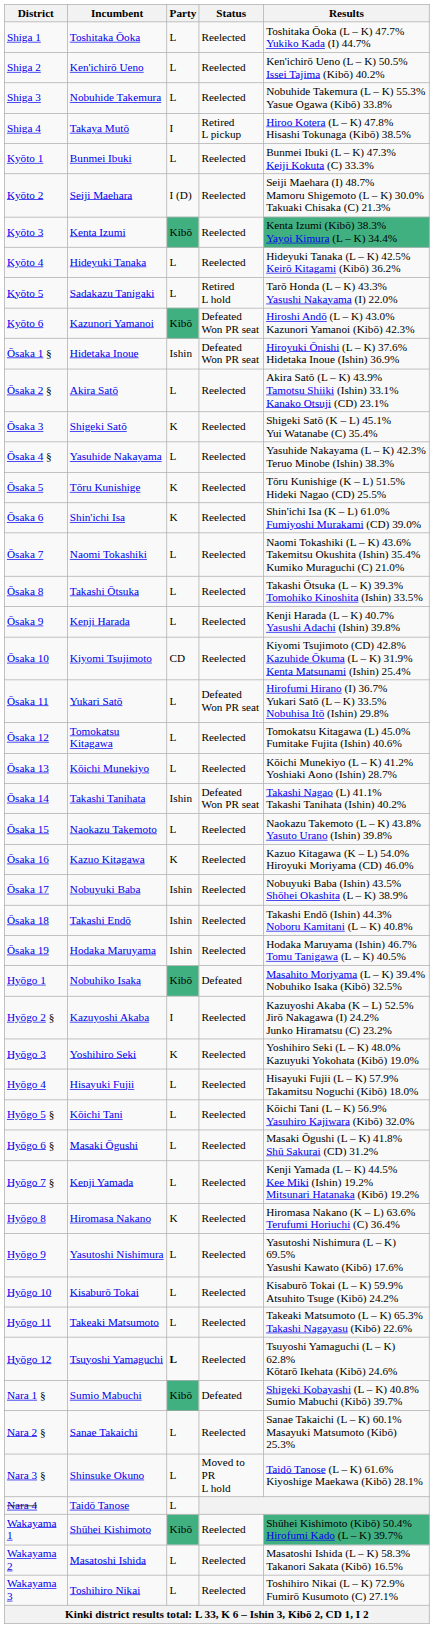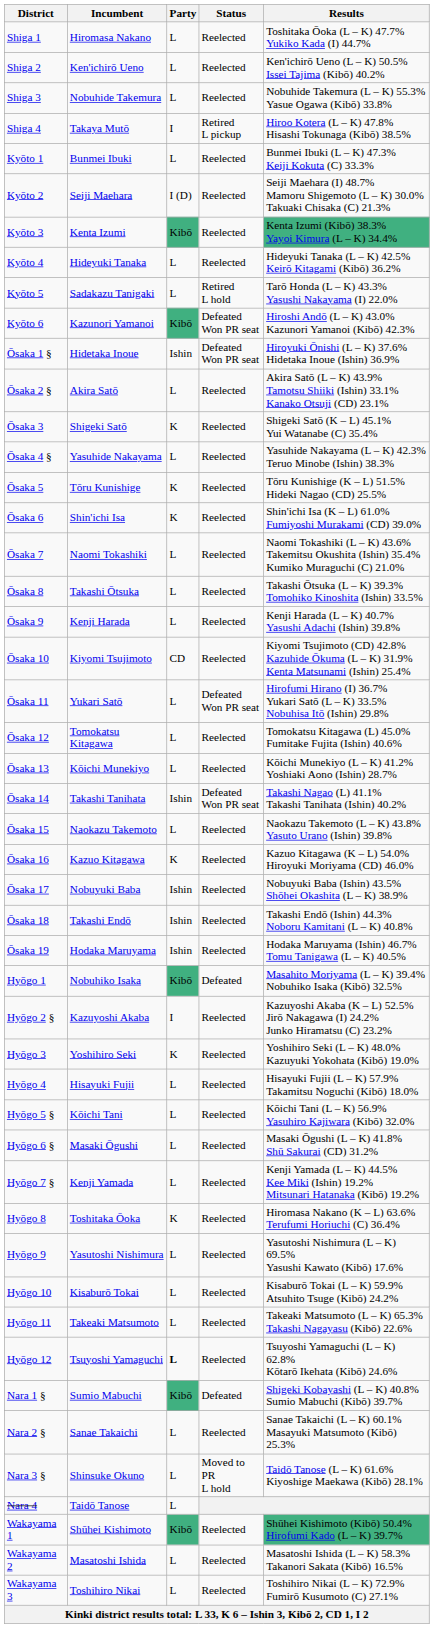(105, 37) Toshitaka Ōoka -> (110, 37) Hiromasa Nakano
(110, 1218) Hiromasa Nakano -> (105, 1218) Toshitaka Ōoka
